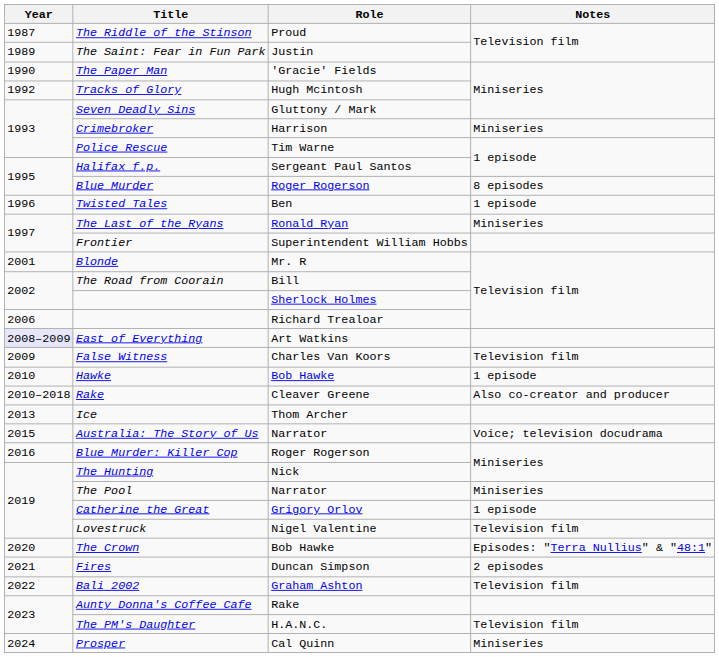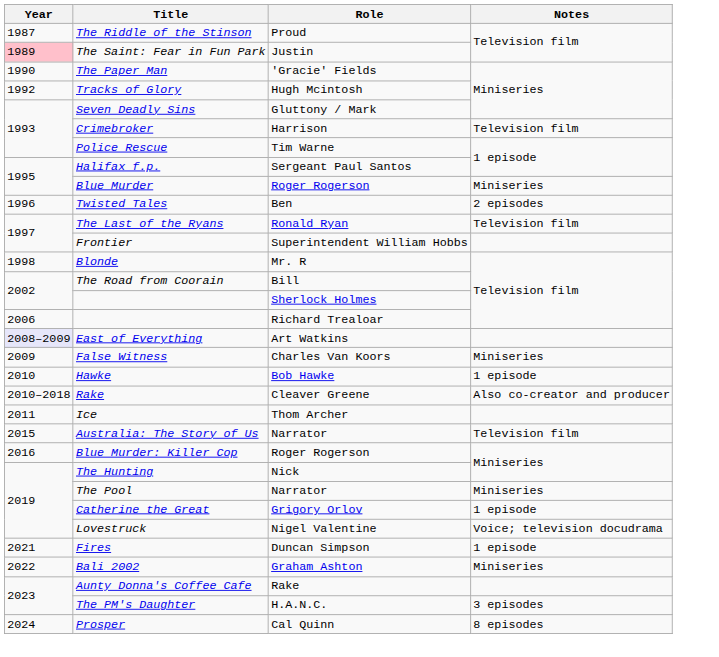(21, 52) no background -> (21, 52) pink background
(508, 128) Miniseries -> (526, 128) Television film
(508, 186) 8 episodes -> (508, 186) Miniseries
(505, 205) 1 episode -> (508, 205) 2 episodes
(508, 224) Miniseries -> (526, 224) Television film
(21, 262) 2001 -> (21, 262) 1998
(526, 357) Television film -> (508, 357) Miniseries
(21, 414) 2013 -> (21, 414) 2011
(568, 433) Voice; television docudrama -> (526, 433) Television film
(526, 529) Television film -> (568, 529) Voice; television docudrama
- row: (108, 548)
(508, 567) 2 episodes -> (505, 548) 1 episode
(526, 586) Television film -> (508, 567) Miniseries
(526, 624) Television film -> (508, 605) 3 episodes
(508, 643) Miniseries -> (508, 624) 8 episodes
